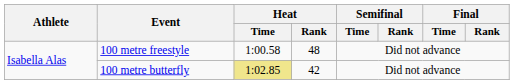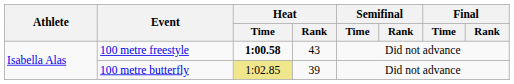(263, 51) normal -> (263, 51) bold
(314, 51) 48 -> (314, 51) 43
(314, 70) 42 -> (314, 70) 39
